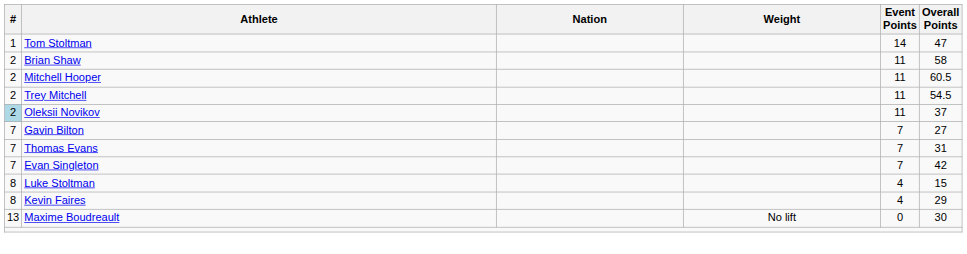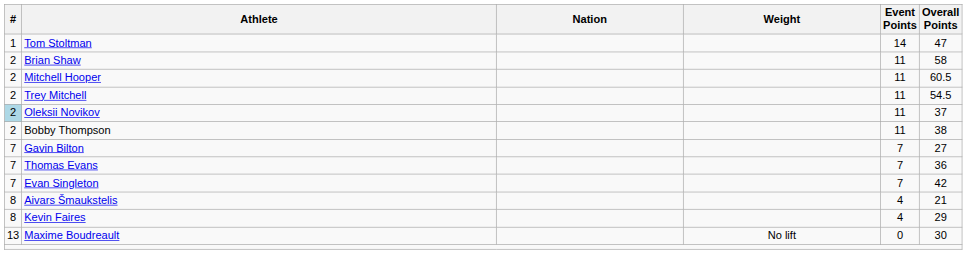+ row: (67, 130)
(941, 148) 31 -> (941, 165) 36
+ row: (71, 200)
- row: (60, 183)
